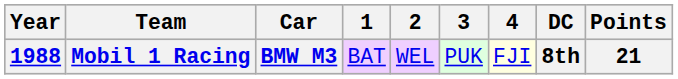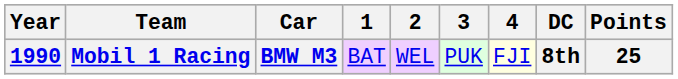(35, 57) 1988 -> (35, 57) 1990
(628, 57) 21 -> (628, 57) 25
